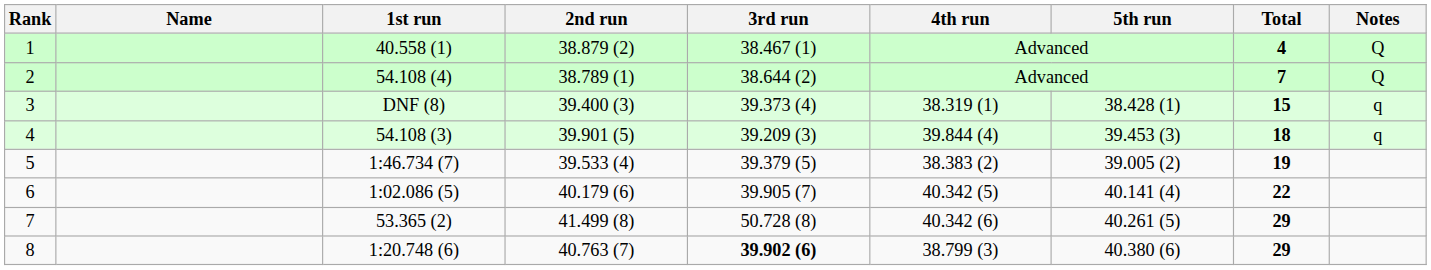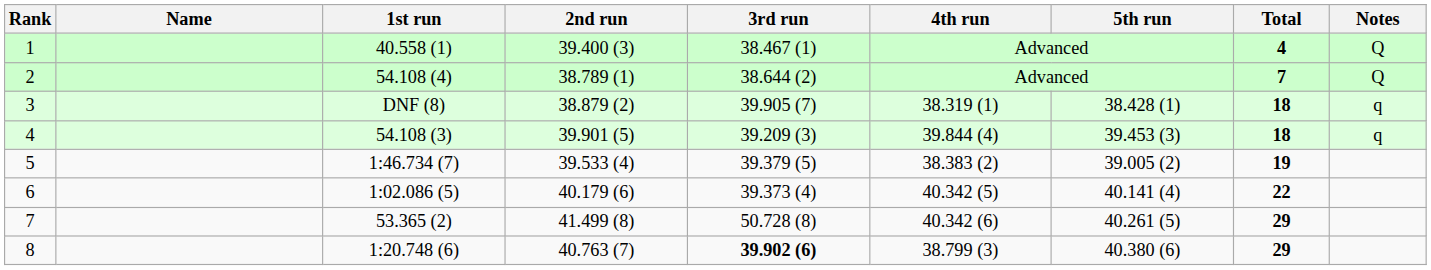(596, 47) 38.879 (2) -> (596, 47) 39.400 (3)
(596, 105) 39.400 (3) -> (596, 105) 38.879 (2)
(778, 105) 39.373 (4) -> (778, 105) 39.905 (7)
(1282, 105) 15 -> (1282, 105) 18
(778, 192) 39.905 (7) -> (778, 192) 39.373 (4)
